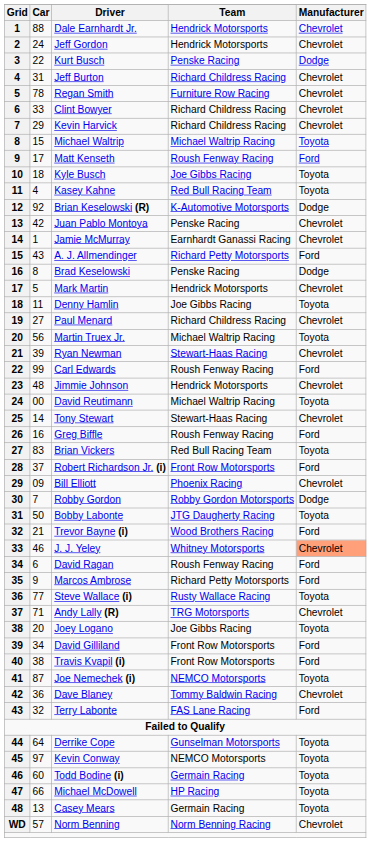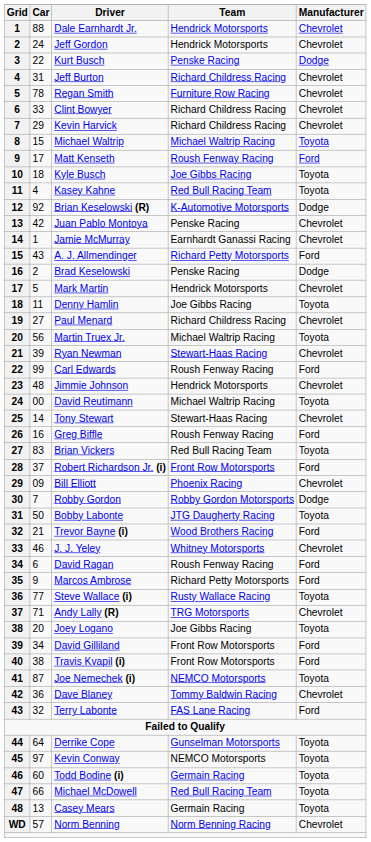(35, 272) 8 -> (35, 272) 2
(321, 548) lightsalmon background -> (321, 548) no background
(195, 792) HP Racing -> (221, 792) Red Bull Racing Team
